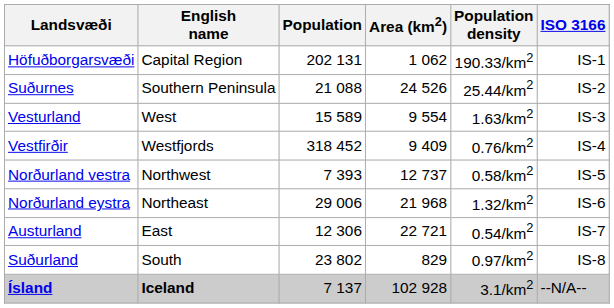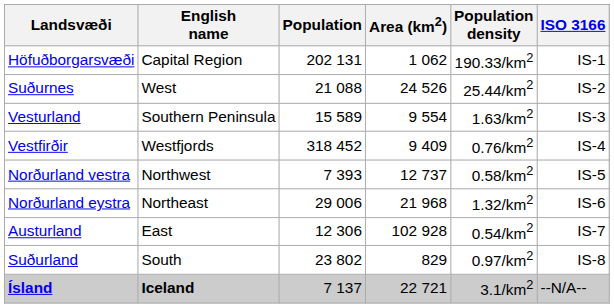(208, 88) Southern Peninsula -> (159, 88) West
(159, 117) West -> (208, 117) Southern Peninsula
(424, 231) 22 721 -> (419, 231) 102 928
(419, 288) 102 928 -> (424, 288) 22 721
